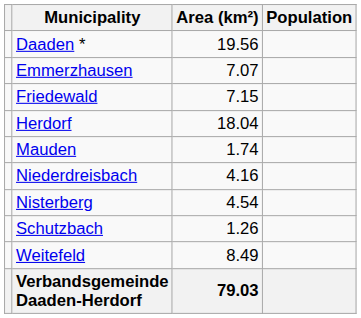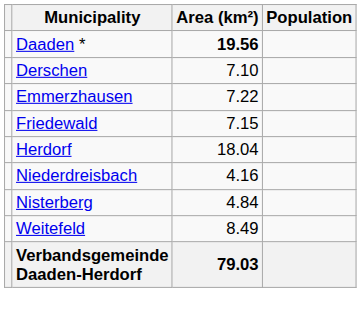(238, 44) normal -> (238, 44) bold
+ row: (52, 70)
(242, 70) 7.07 -> (242, 96) 7.22
- row: (46, 149)
(242, 202) 4.54 -> (242, 202) 4.84
- row: (60, 228)
